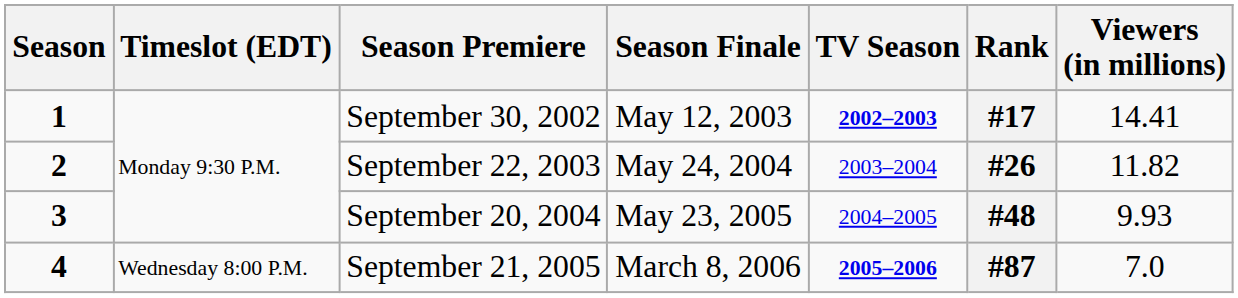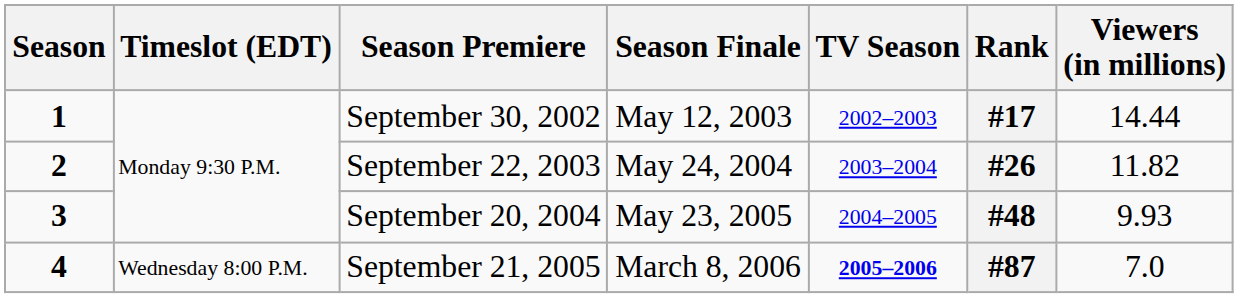(888, 116) bold -> (888, 116) normal
(1145, 115) 14.41 -> (1145, 115) 14.44
